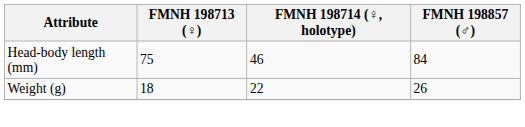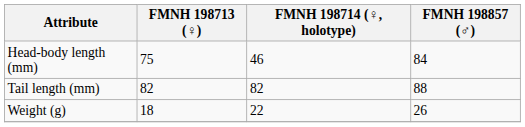+ row: (54, 89)
